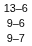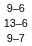rows swapped: (16, 9) <-> (16, 23)
